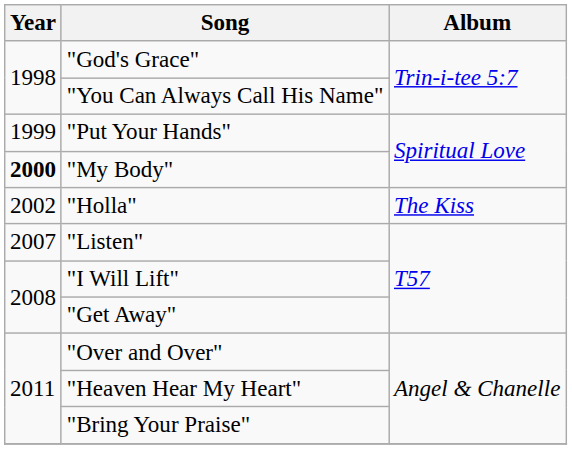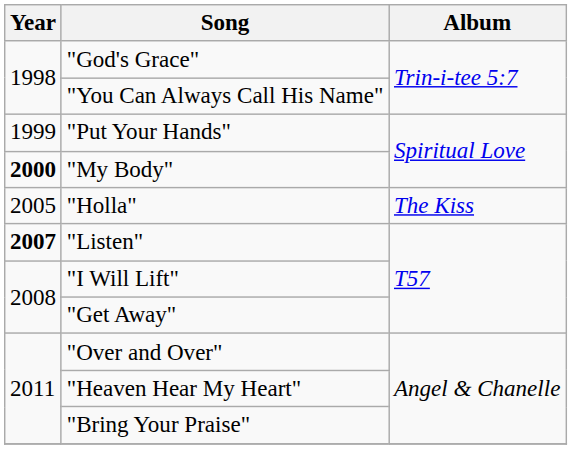(33, 205) 2002 -> (33, 205) 2005
(33, 242) normal -> (33, 242) bold
